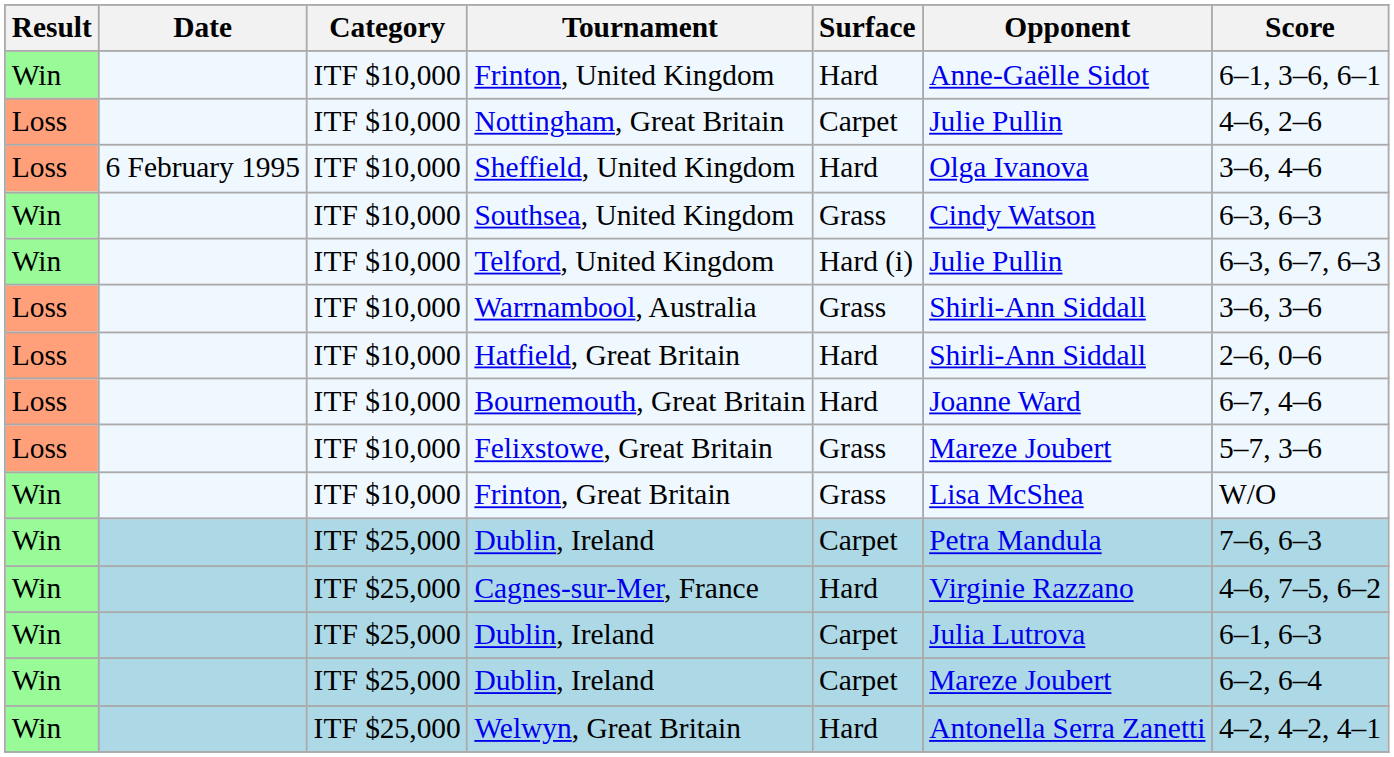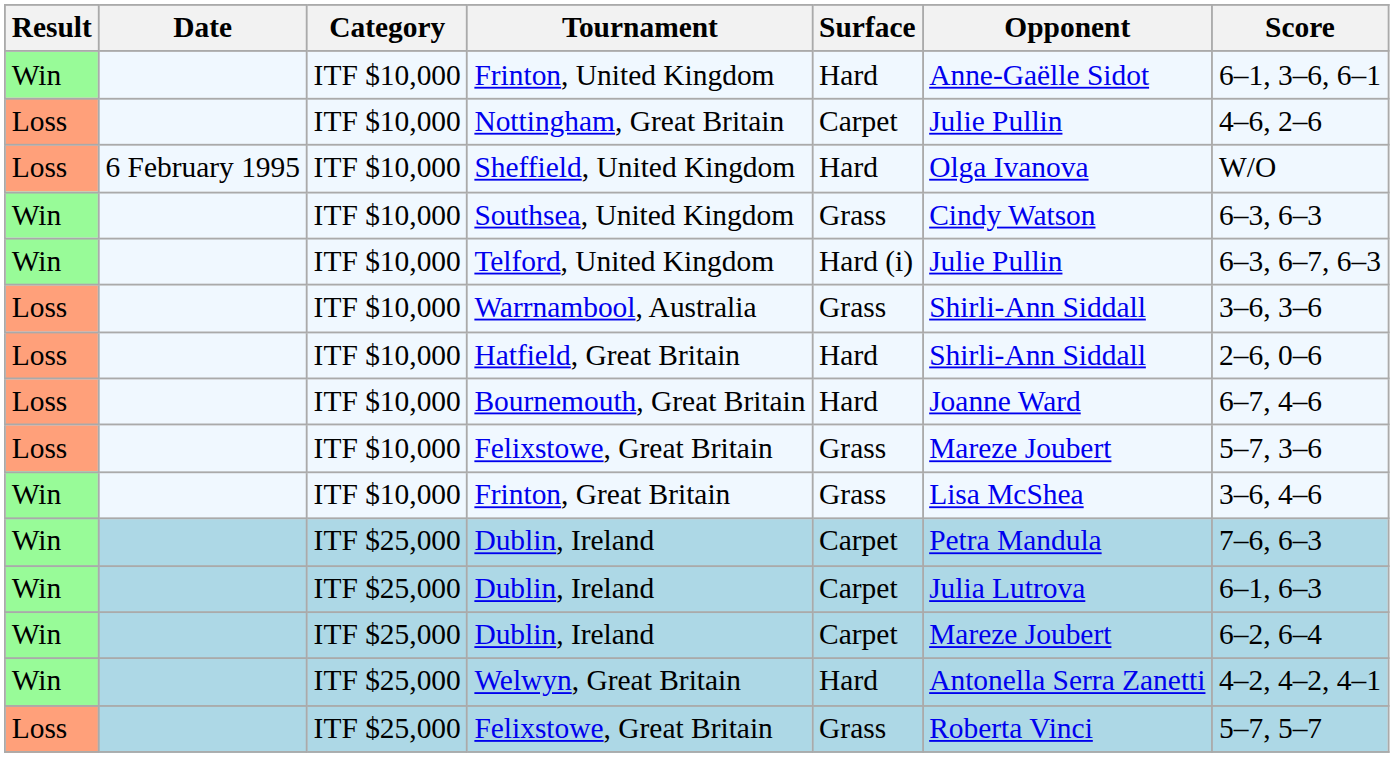(1271, 167) 3–6, 4–6 -> (1248, 167) W/O
(1248, 494) W/O -> (1271, 494) 3–6, 4–6
- row: (387, 588)
+ row: (387, 728)
